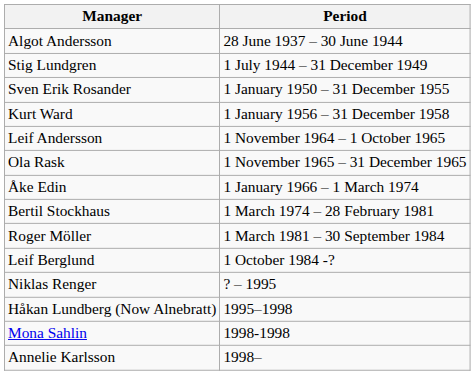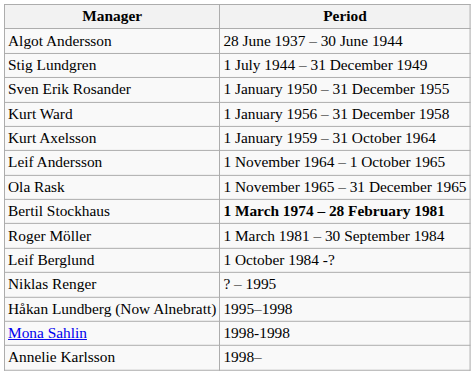+ row: (52, 138)
- row: (37, 187)
(329, 211) normal -> (334, 211) bold
